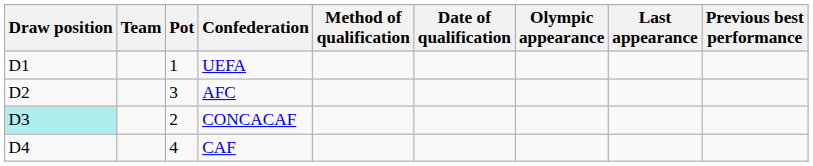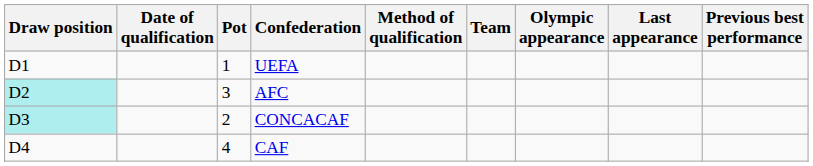columns swapped: (141, 27) <-> (464, 27)
(19, 92) no background -> (19, 92) paleturquoise background
